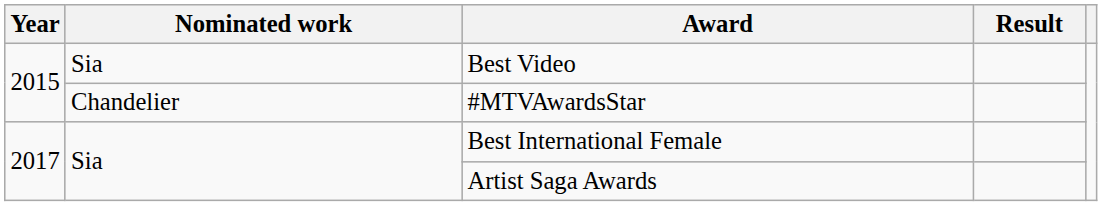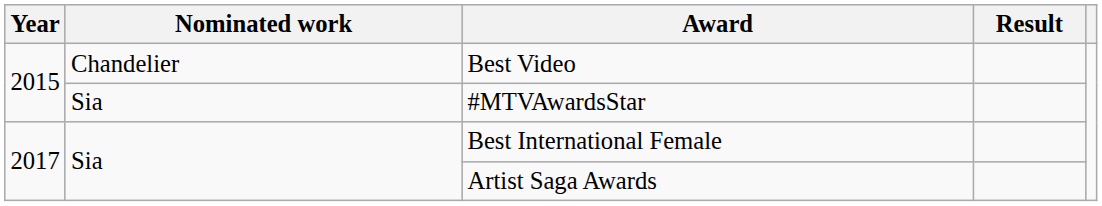(87, 63) Sia -> (125, 63) Chandelier
(125, 102) Chandelier -> (87, 102) Sia
